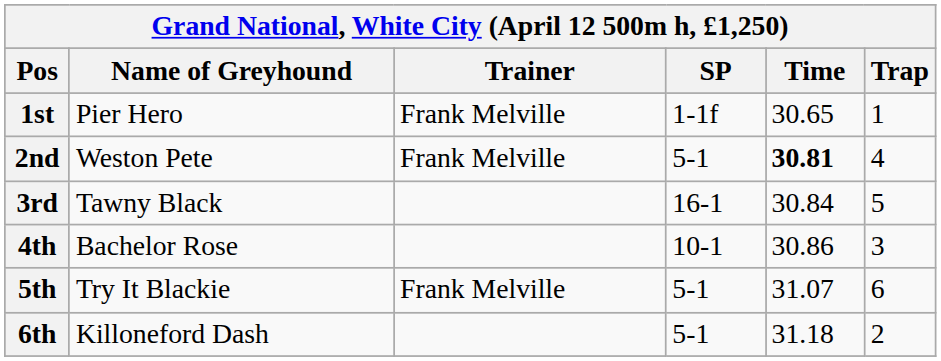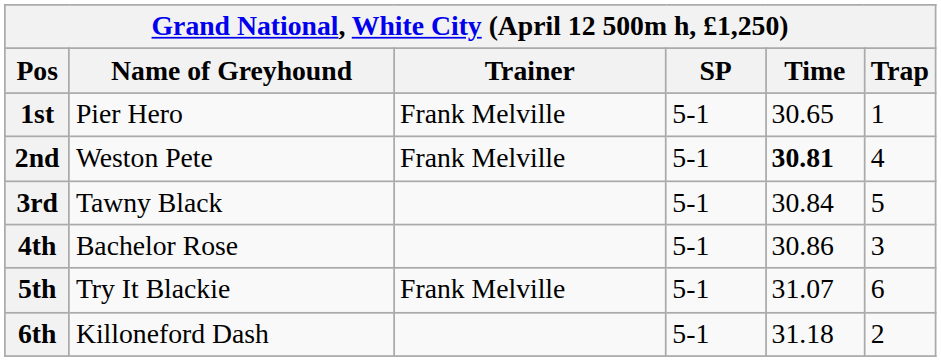(695, 114) 1-1f -> (691, 114) 5-1
(698, 202) 16-1 -> (691, 202) 5-1
(698, 245) 10-1 -> (691, 245) 5-1
